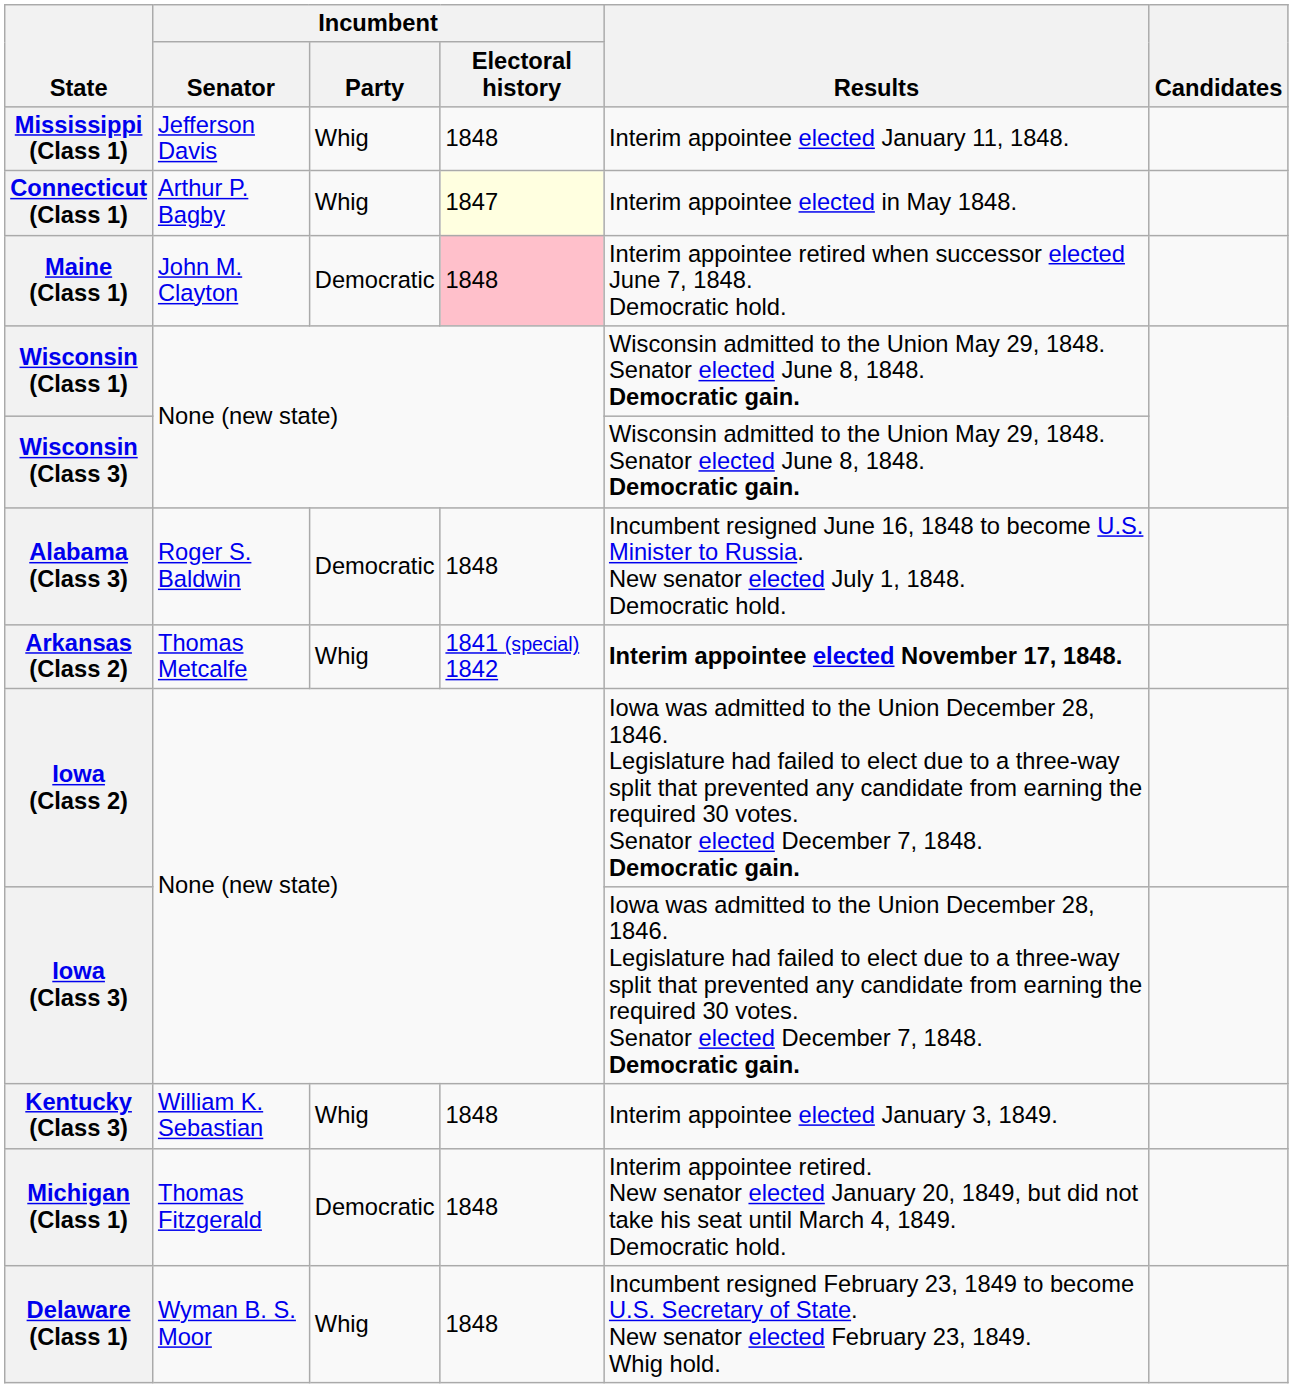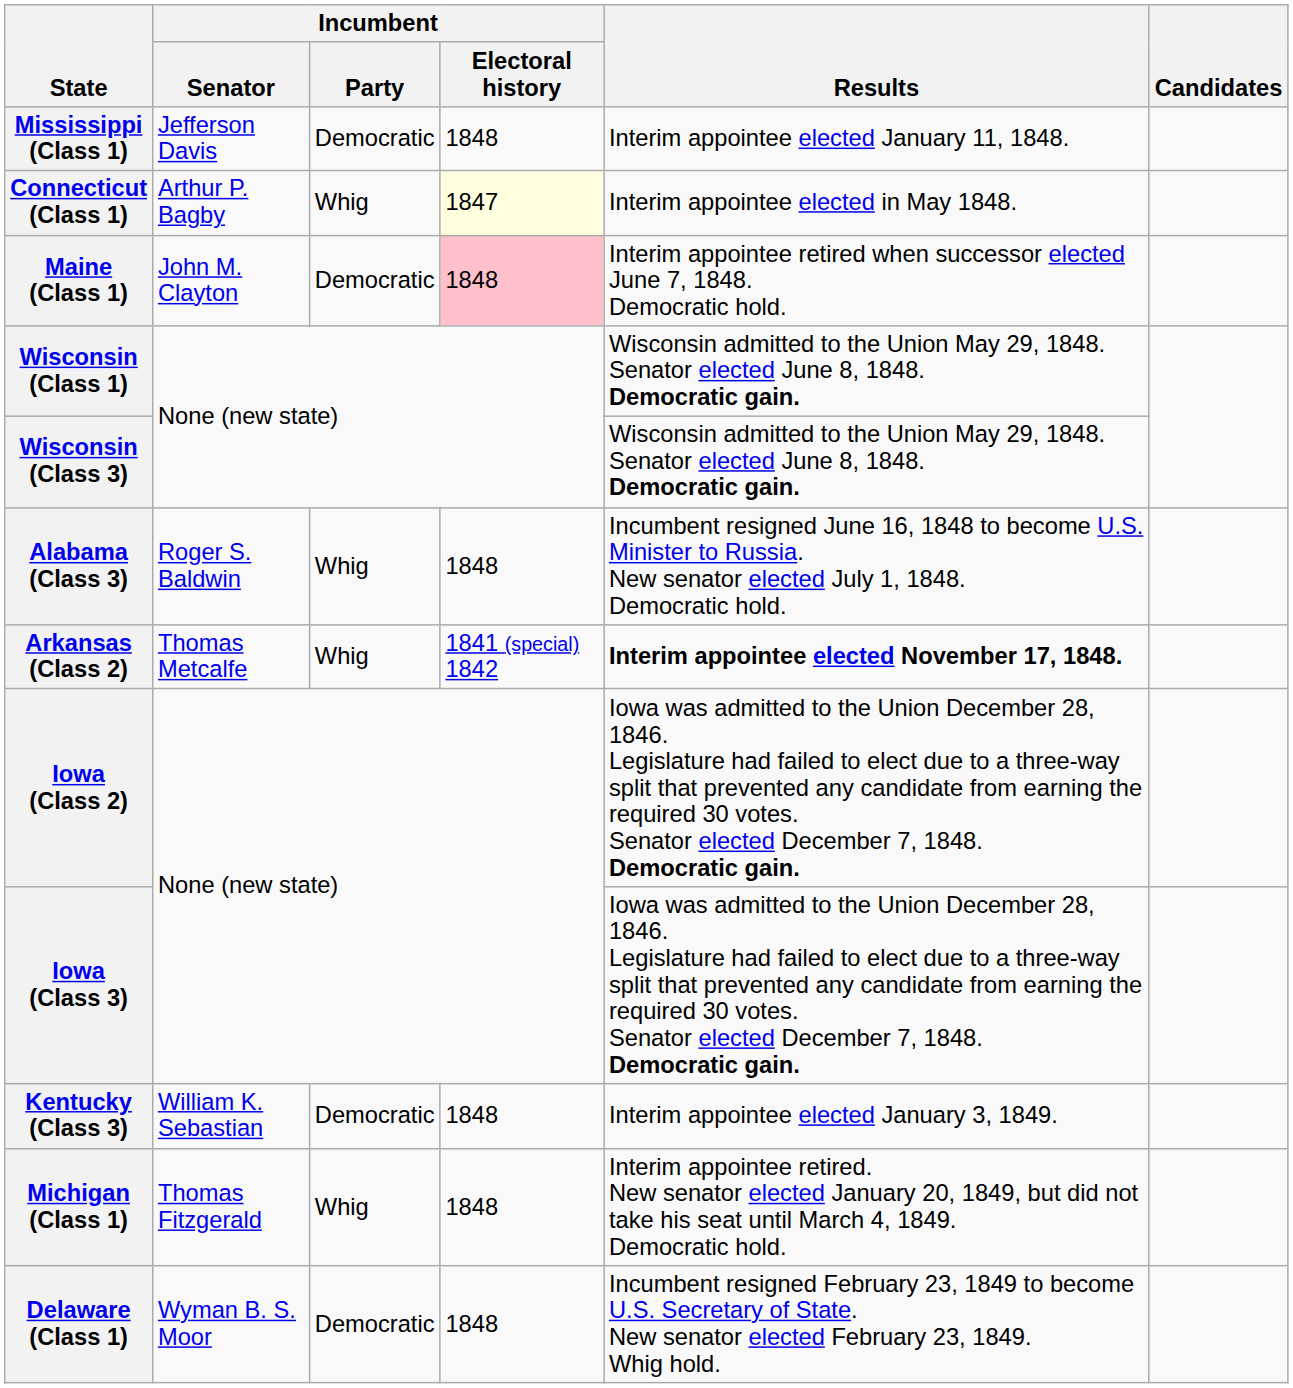(342, 138) Whig -> (375, 138) Democratic
(375, 565) Democratic -> (342, 565) Whig
(342, 1115) Whig -> (375, 1115) Democratic
(375, 1206) Democratic -> (342, 1206) Whig
(342, 1324) Whig -> (375, 1324) Democratic
